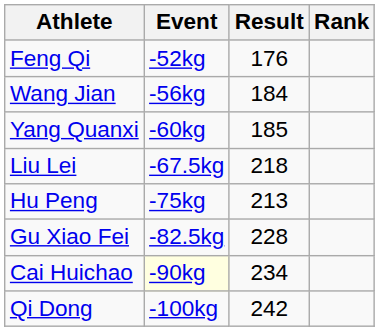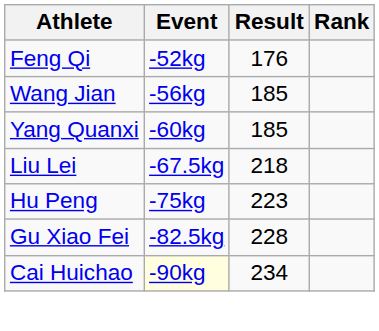(269, 93) 184 -> (269, 93) 185
(269, 201) 213 -> (269, 201) 223
- row: (51, 308)
